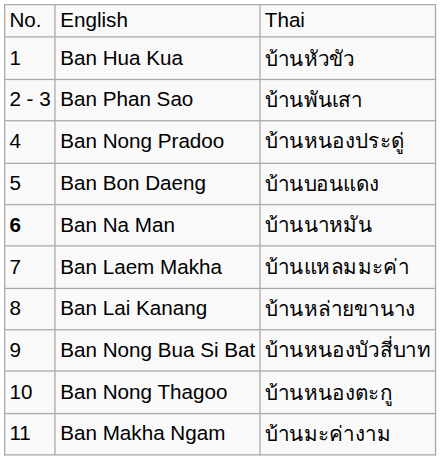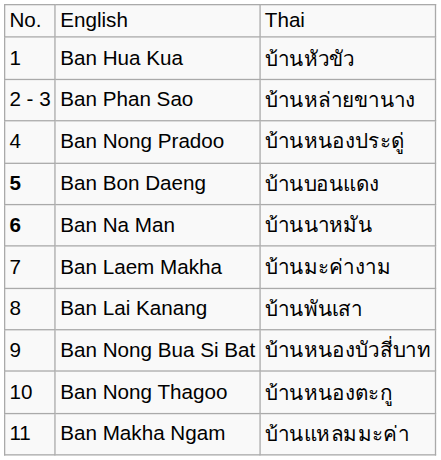(314, 100) บ้านพันเสา -> (340, 100) บ้านหล่ายขานาง
(15, 183) normal -> (15, 183) bold
(337, 267) บ้านแหลมมะค่า -> (328, 267) บ้านมะค่างาม
(340, 309) บ้านหล่ายขานาง -> (314, 309) บ้านพันเสา
(328, 434) บ้านมะค่างาม -> (337, 434) บ้านแหลมมะค่า
